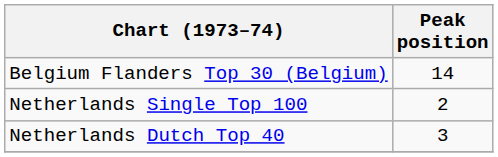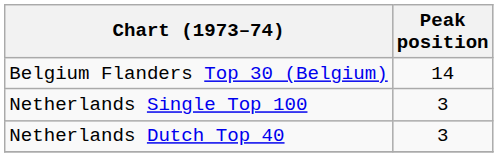(443, 105) 2 -> (443, 105) 3
